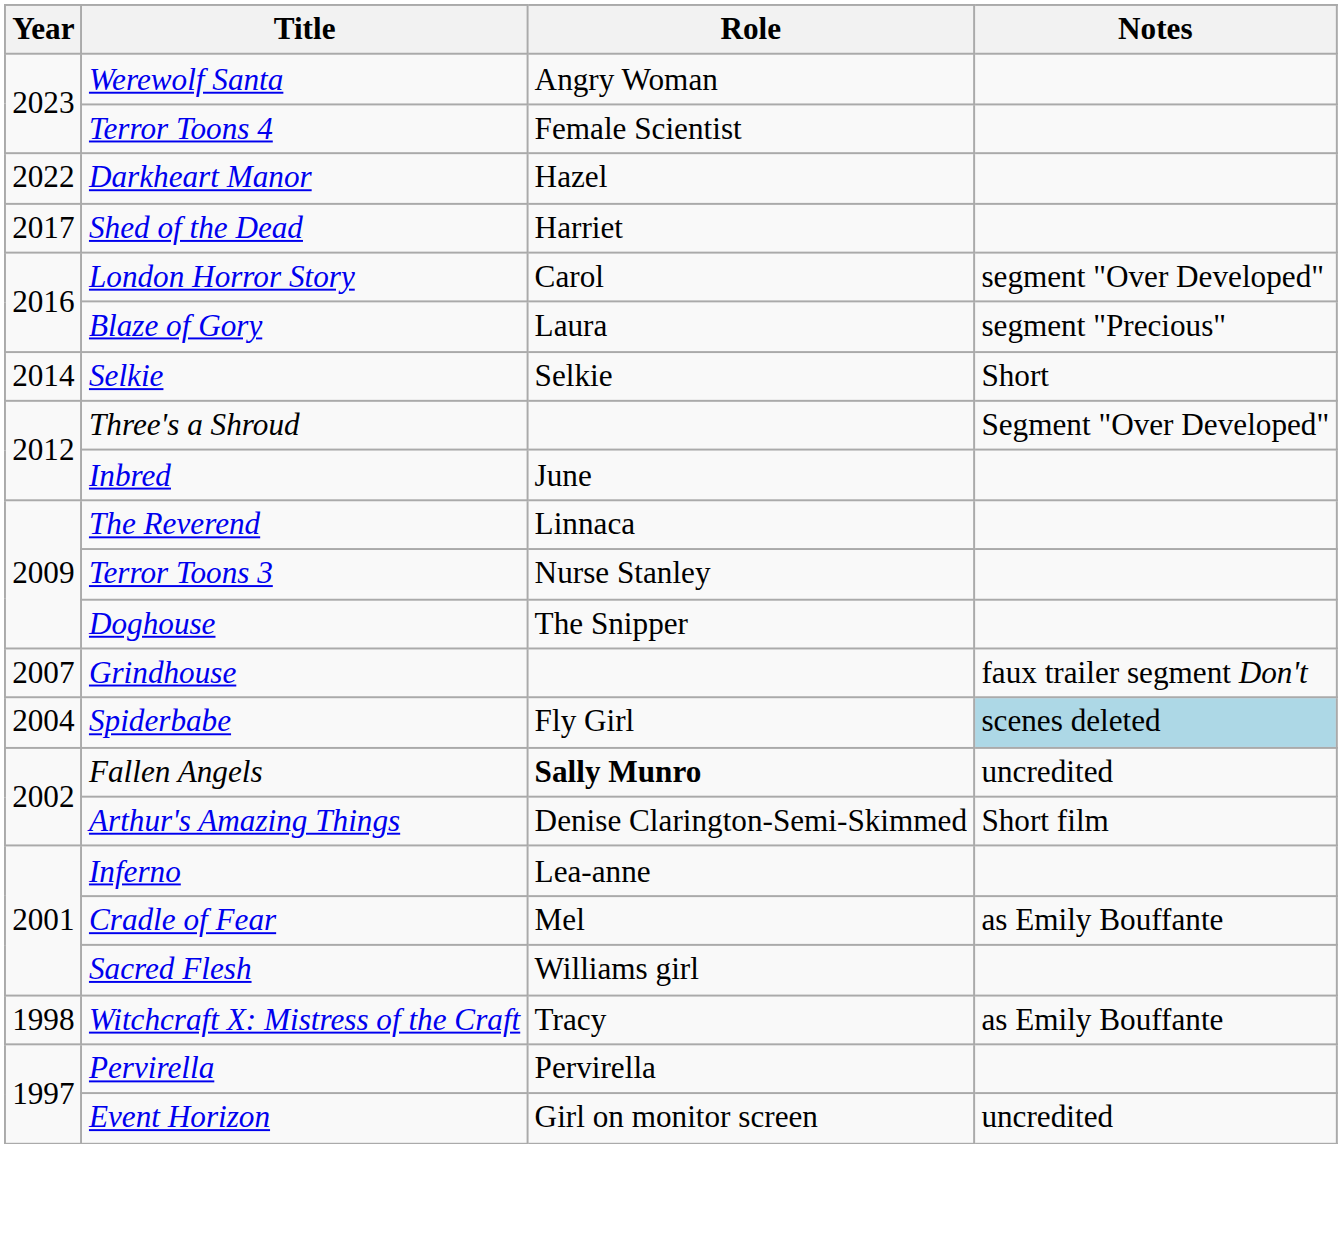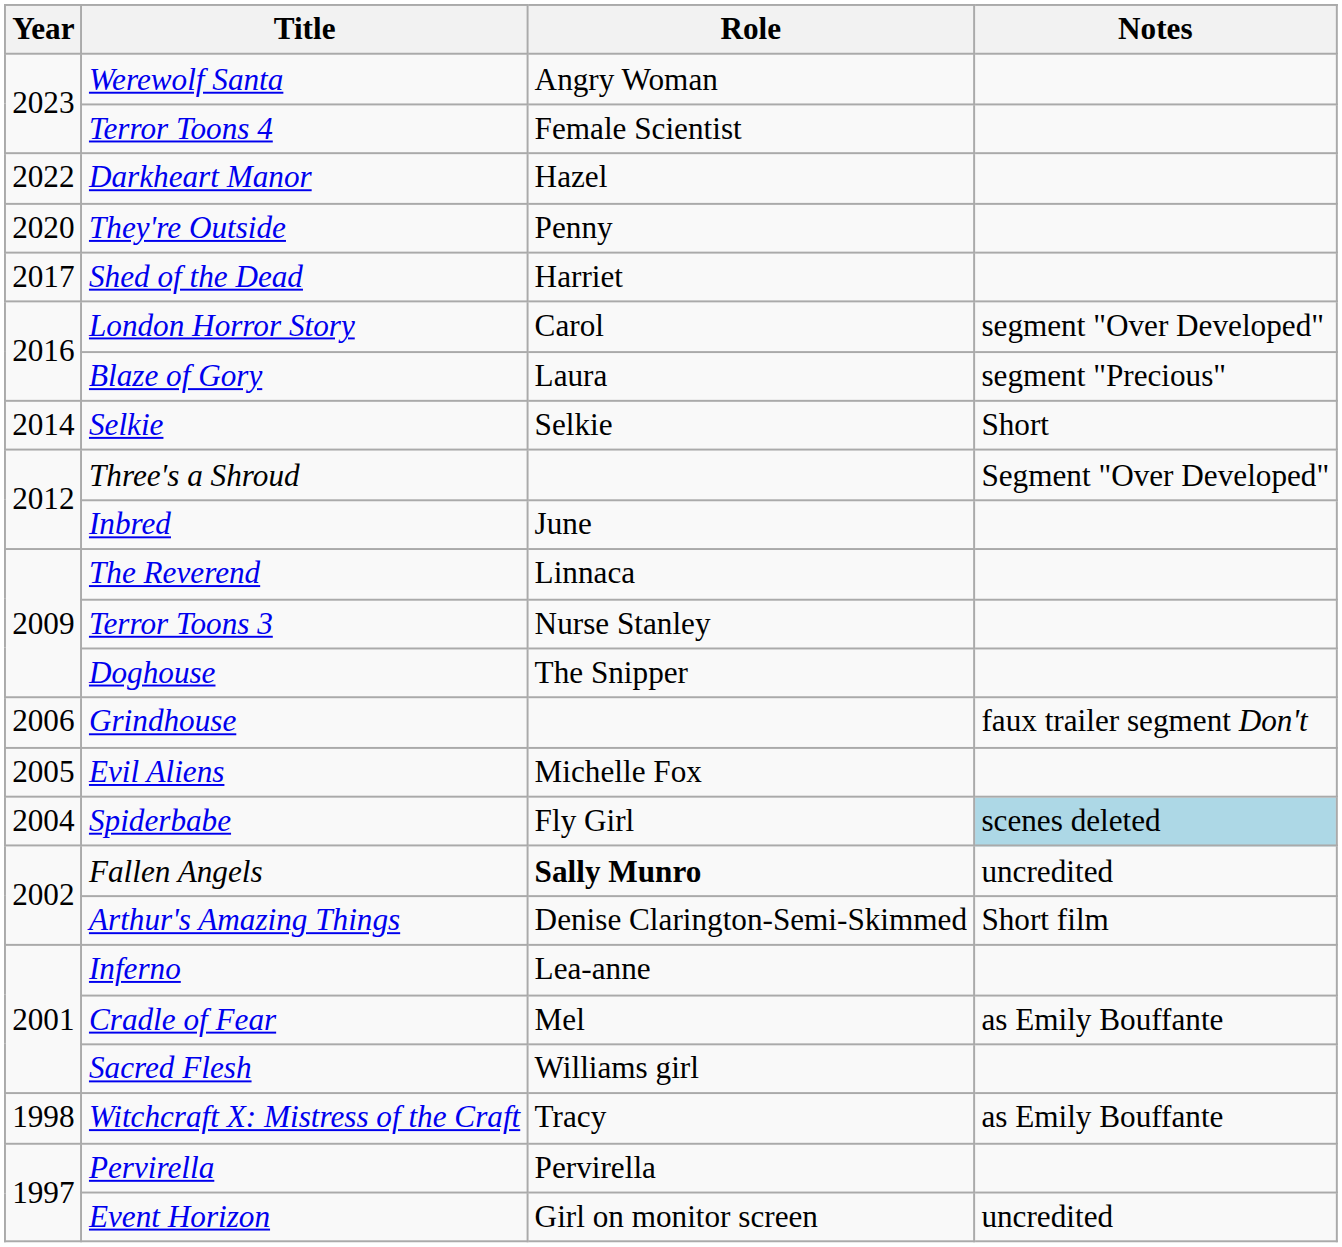+ row: (187, 227)
(43, 672) 2007 -> (43, 721) 2006
+ row: (157, 771)
